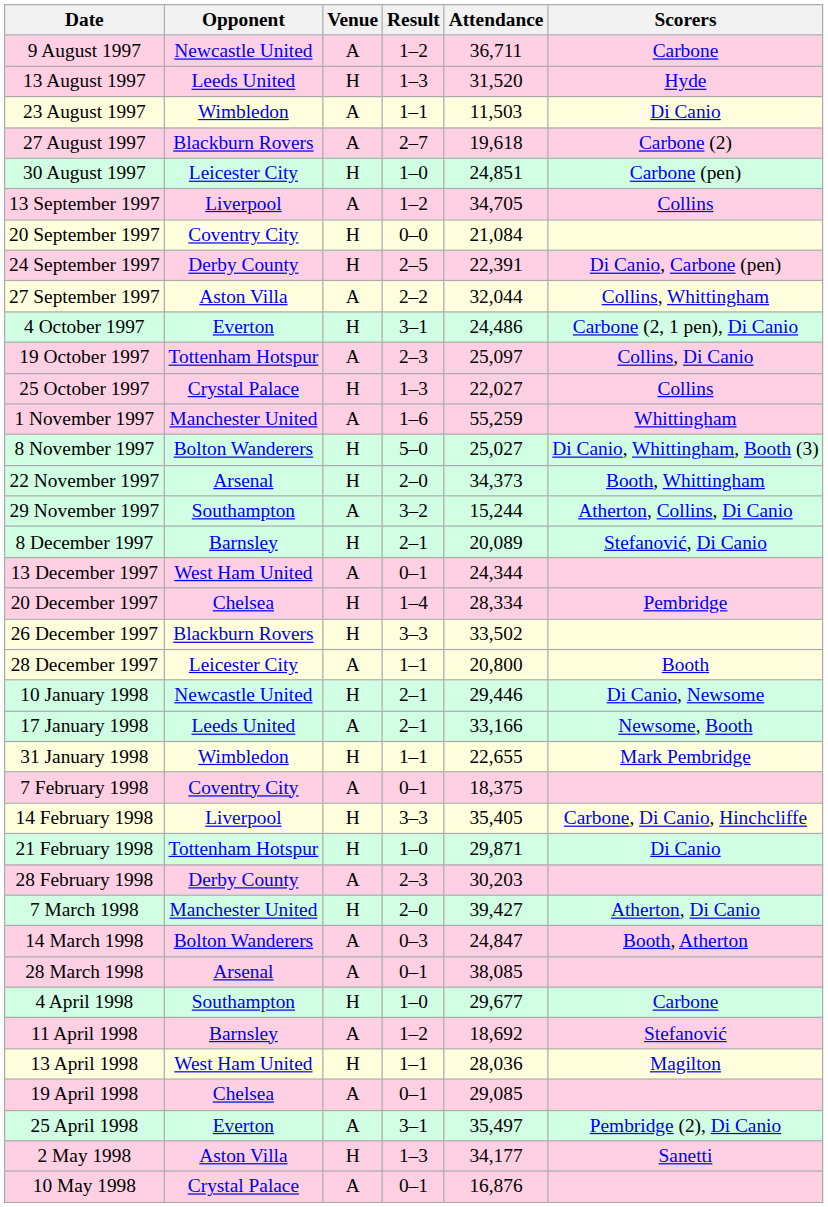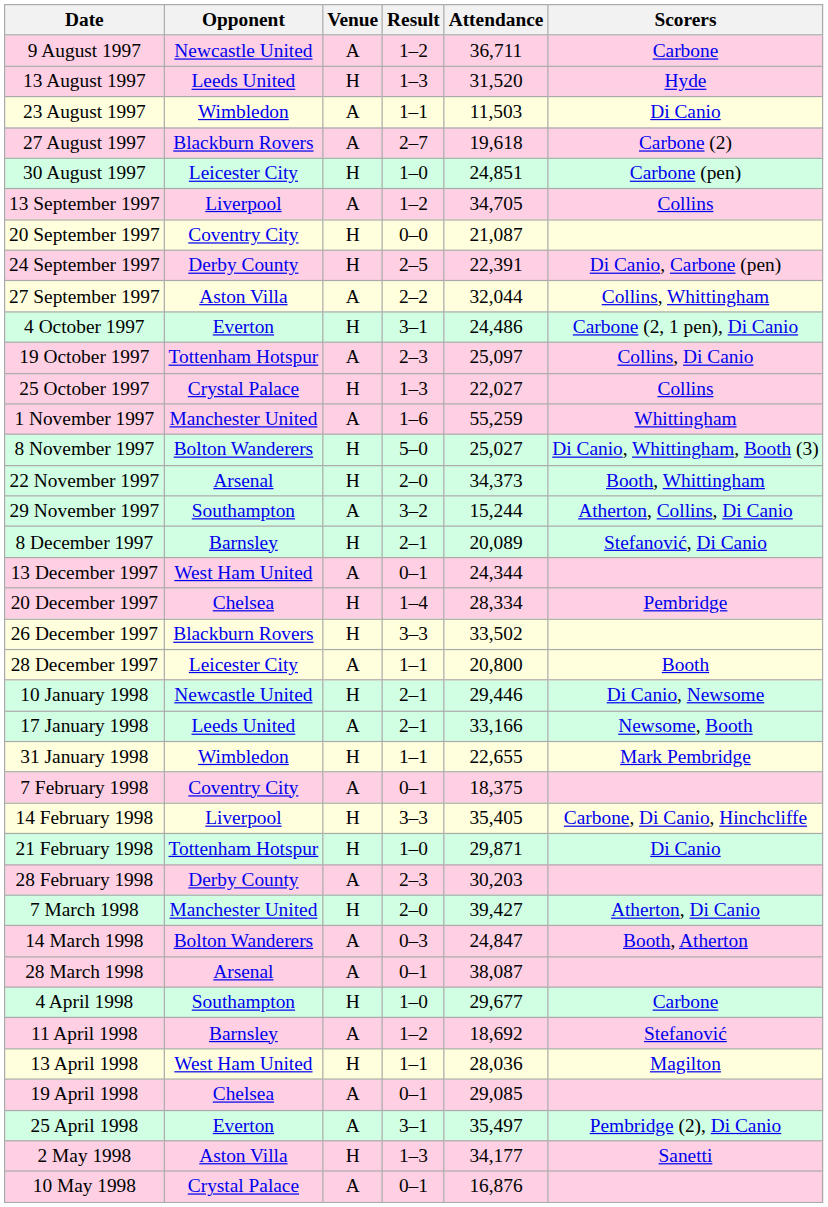(496, 234) 21,084 -> (496, 234) 21,087
(496, 971) 38,085 -> (496, 971) 38,087
